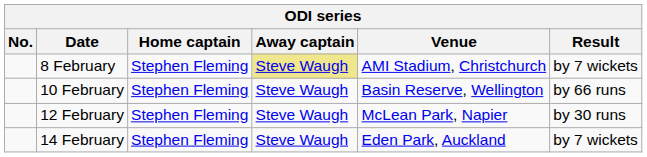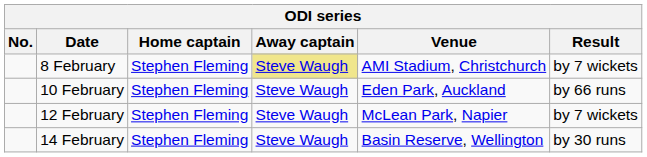(452, 90) Basin Reserve, Wellington -> (434, 90) Eden Park, Auckland
(590, 115) by 30 runs -> (596, 115) by 7 wickets
(434, 139) Eden Park, Auckland -> (452, 139) Basin Reserve, Wellington
(596, 139) by 7 wickets -> (590, 139) by 30 runs
